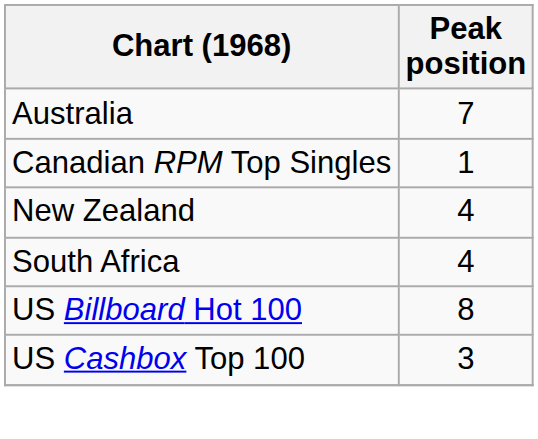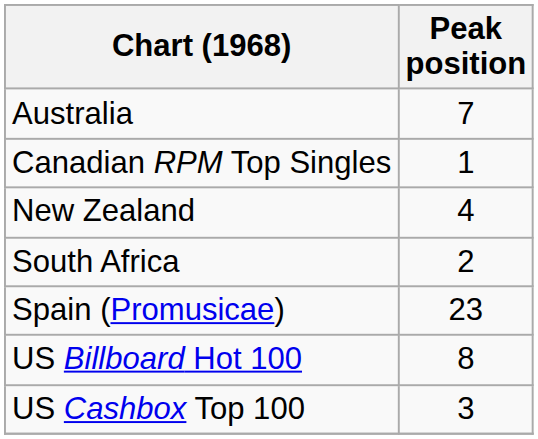(466, 260) 4 -> (466, 260) 2
+ row: (148, 310)
